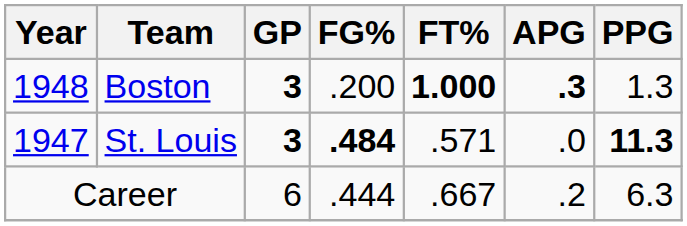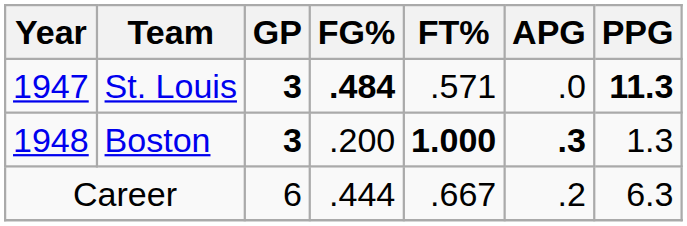rows swapped: (171, 140) <-> (158, 86)
